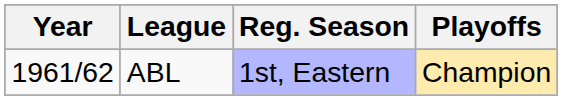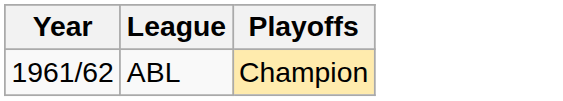- column: (324, 26)
